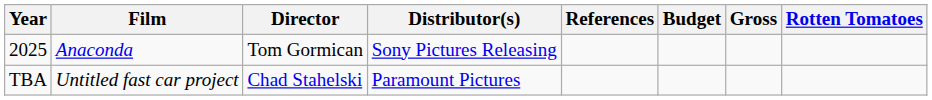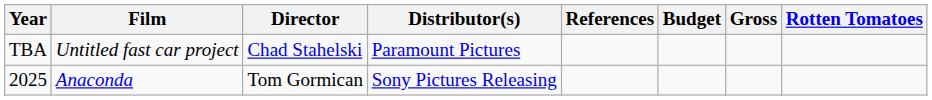rows swapped: (28, 49) <-> (28, 79)
